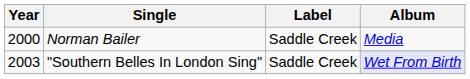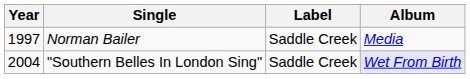(24, 39) 2000 -> (24, 39) 1997
(24, 62) 2003 -> (24, 62) 2004
